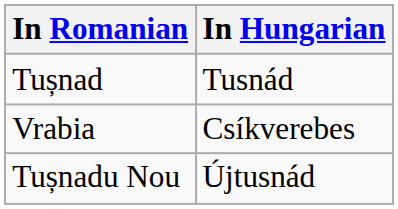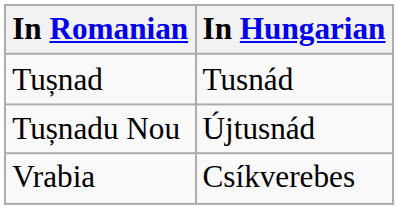rows swapped: (96, 177) <-> (54, 128)
